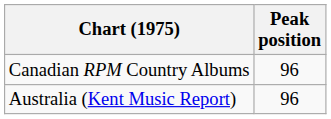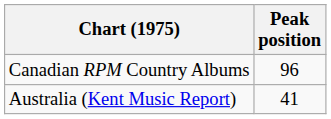(290, 98) 96 -> (290, 98) 41
